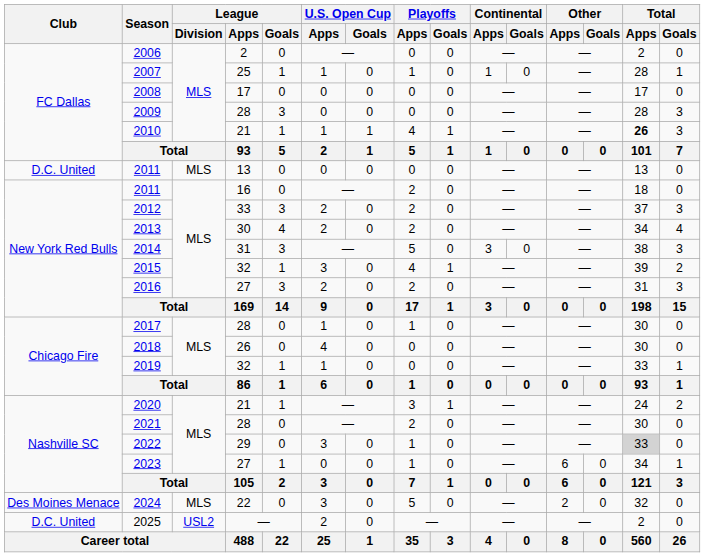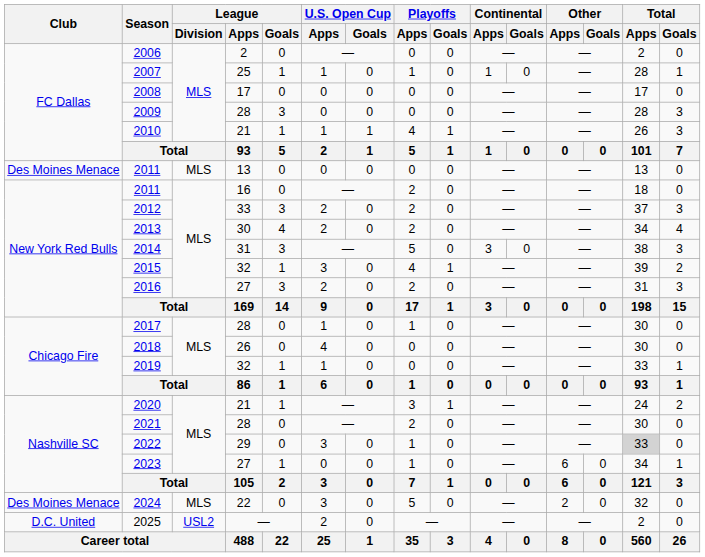(641, 131) bold -> (641, 131) normal
(63, 170) D.C. United -> (63, 170) Des Moines Menace
